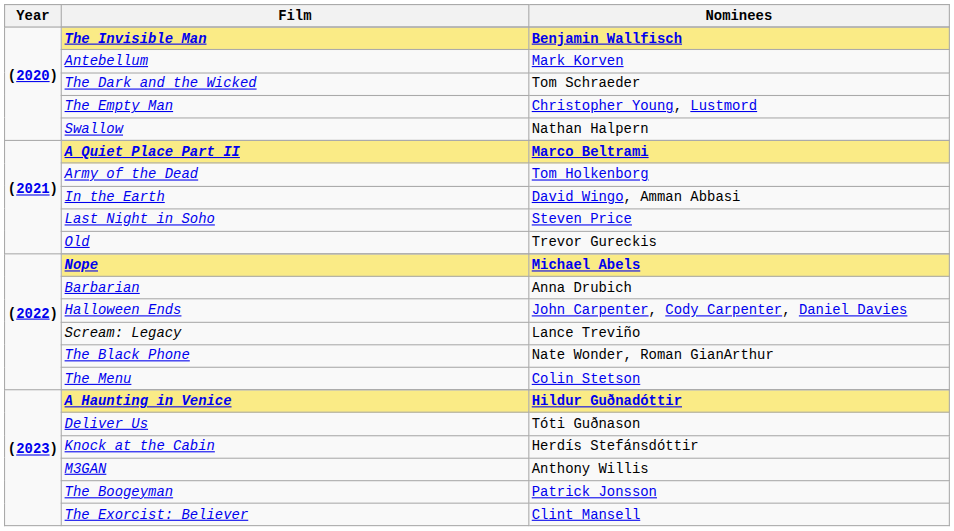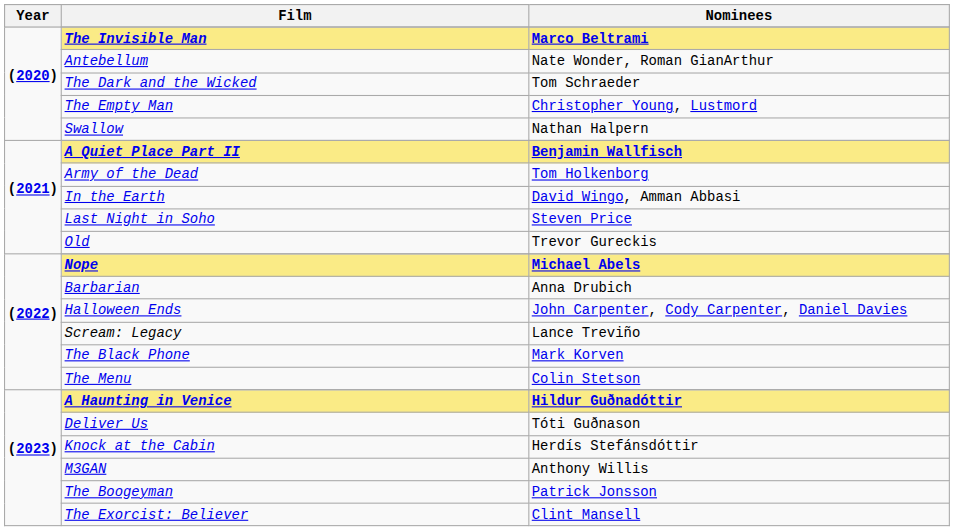(607, 39) Benjamin Wallfisch -> (590, 39) Marco Beltrami
(578, 61) Mark Korven -> (653, 61) Nate Wonder, Roman GianArthur
(590, 152) Marco Beltrami -> (607, 152) Benjamin Wallfisch
(653, 356) Nate Wonder, Roman GianArthur -> (578, 356) Mark Korven
